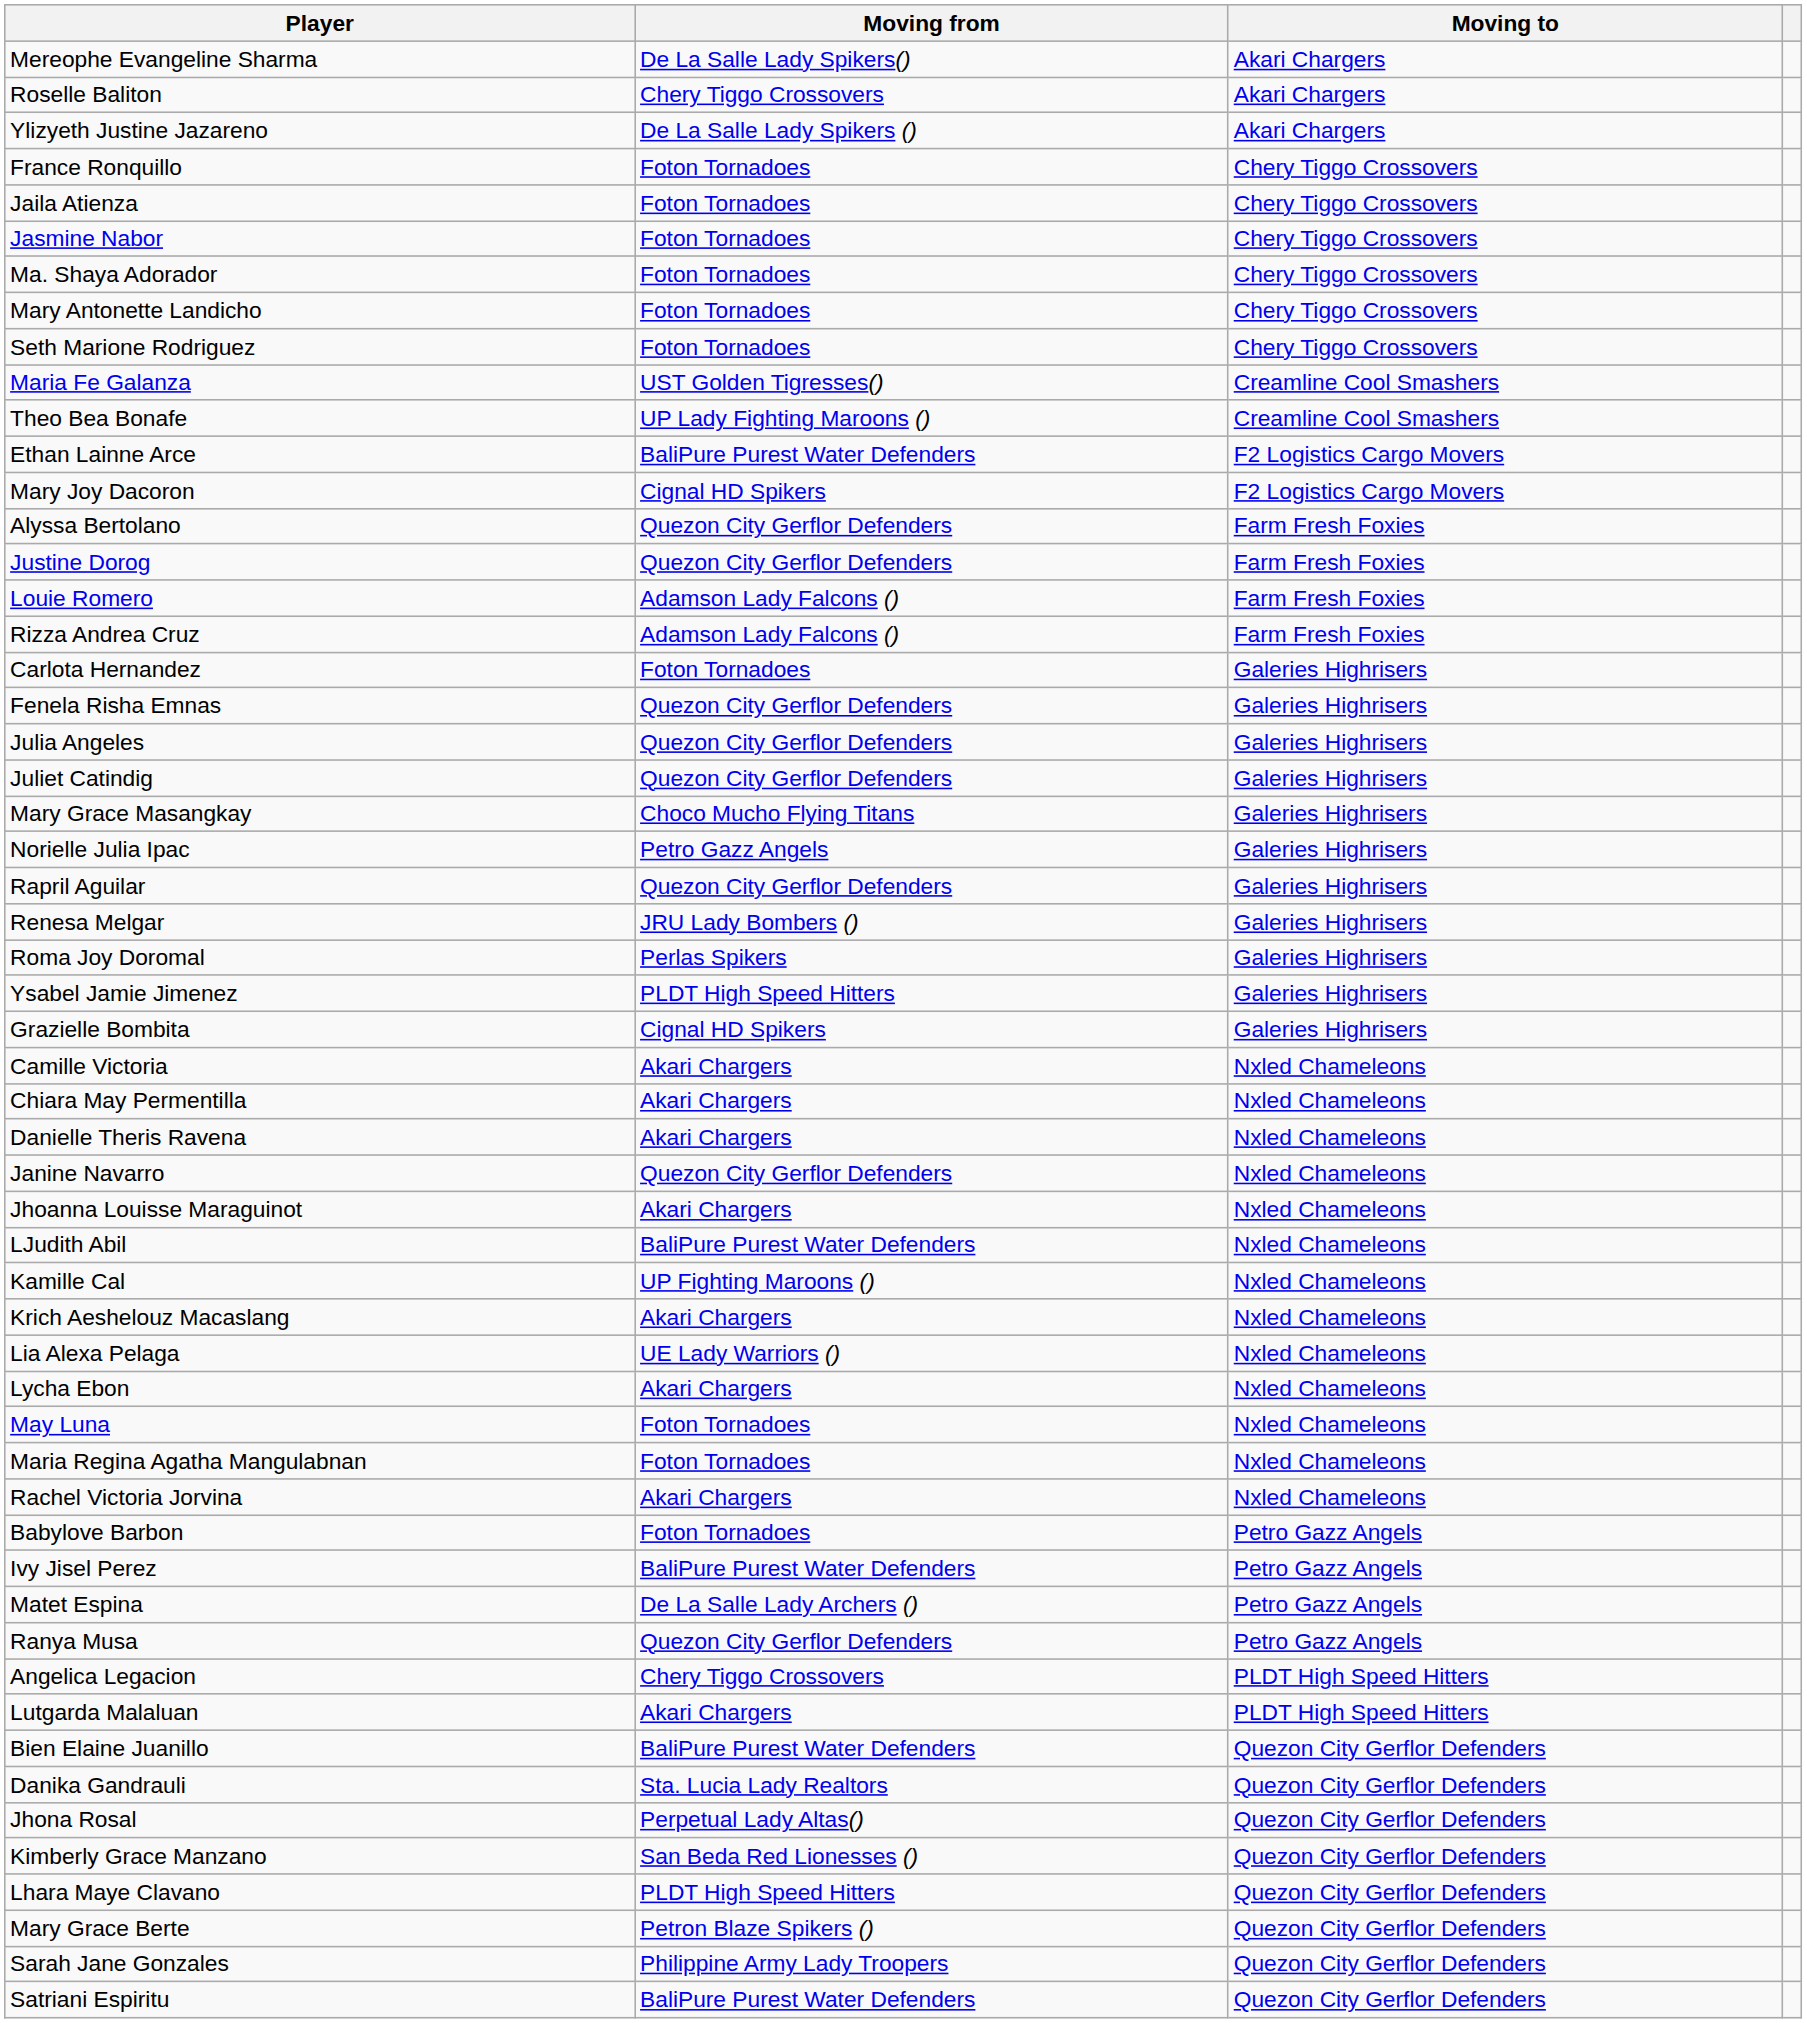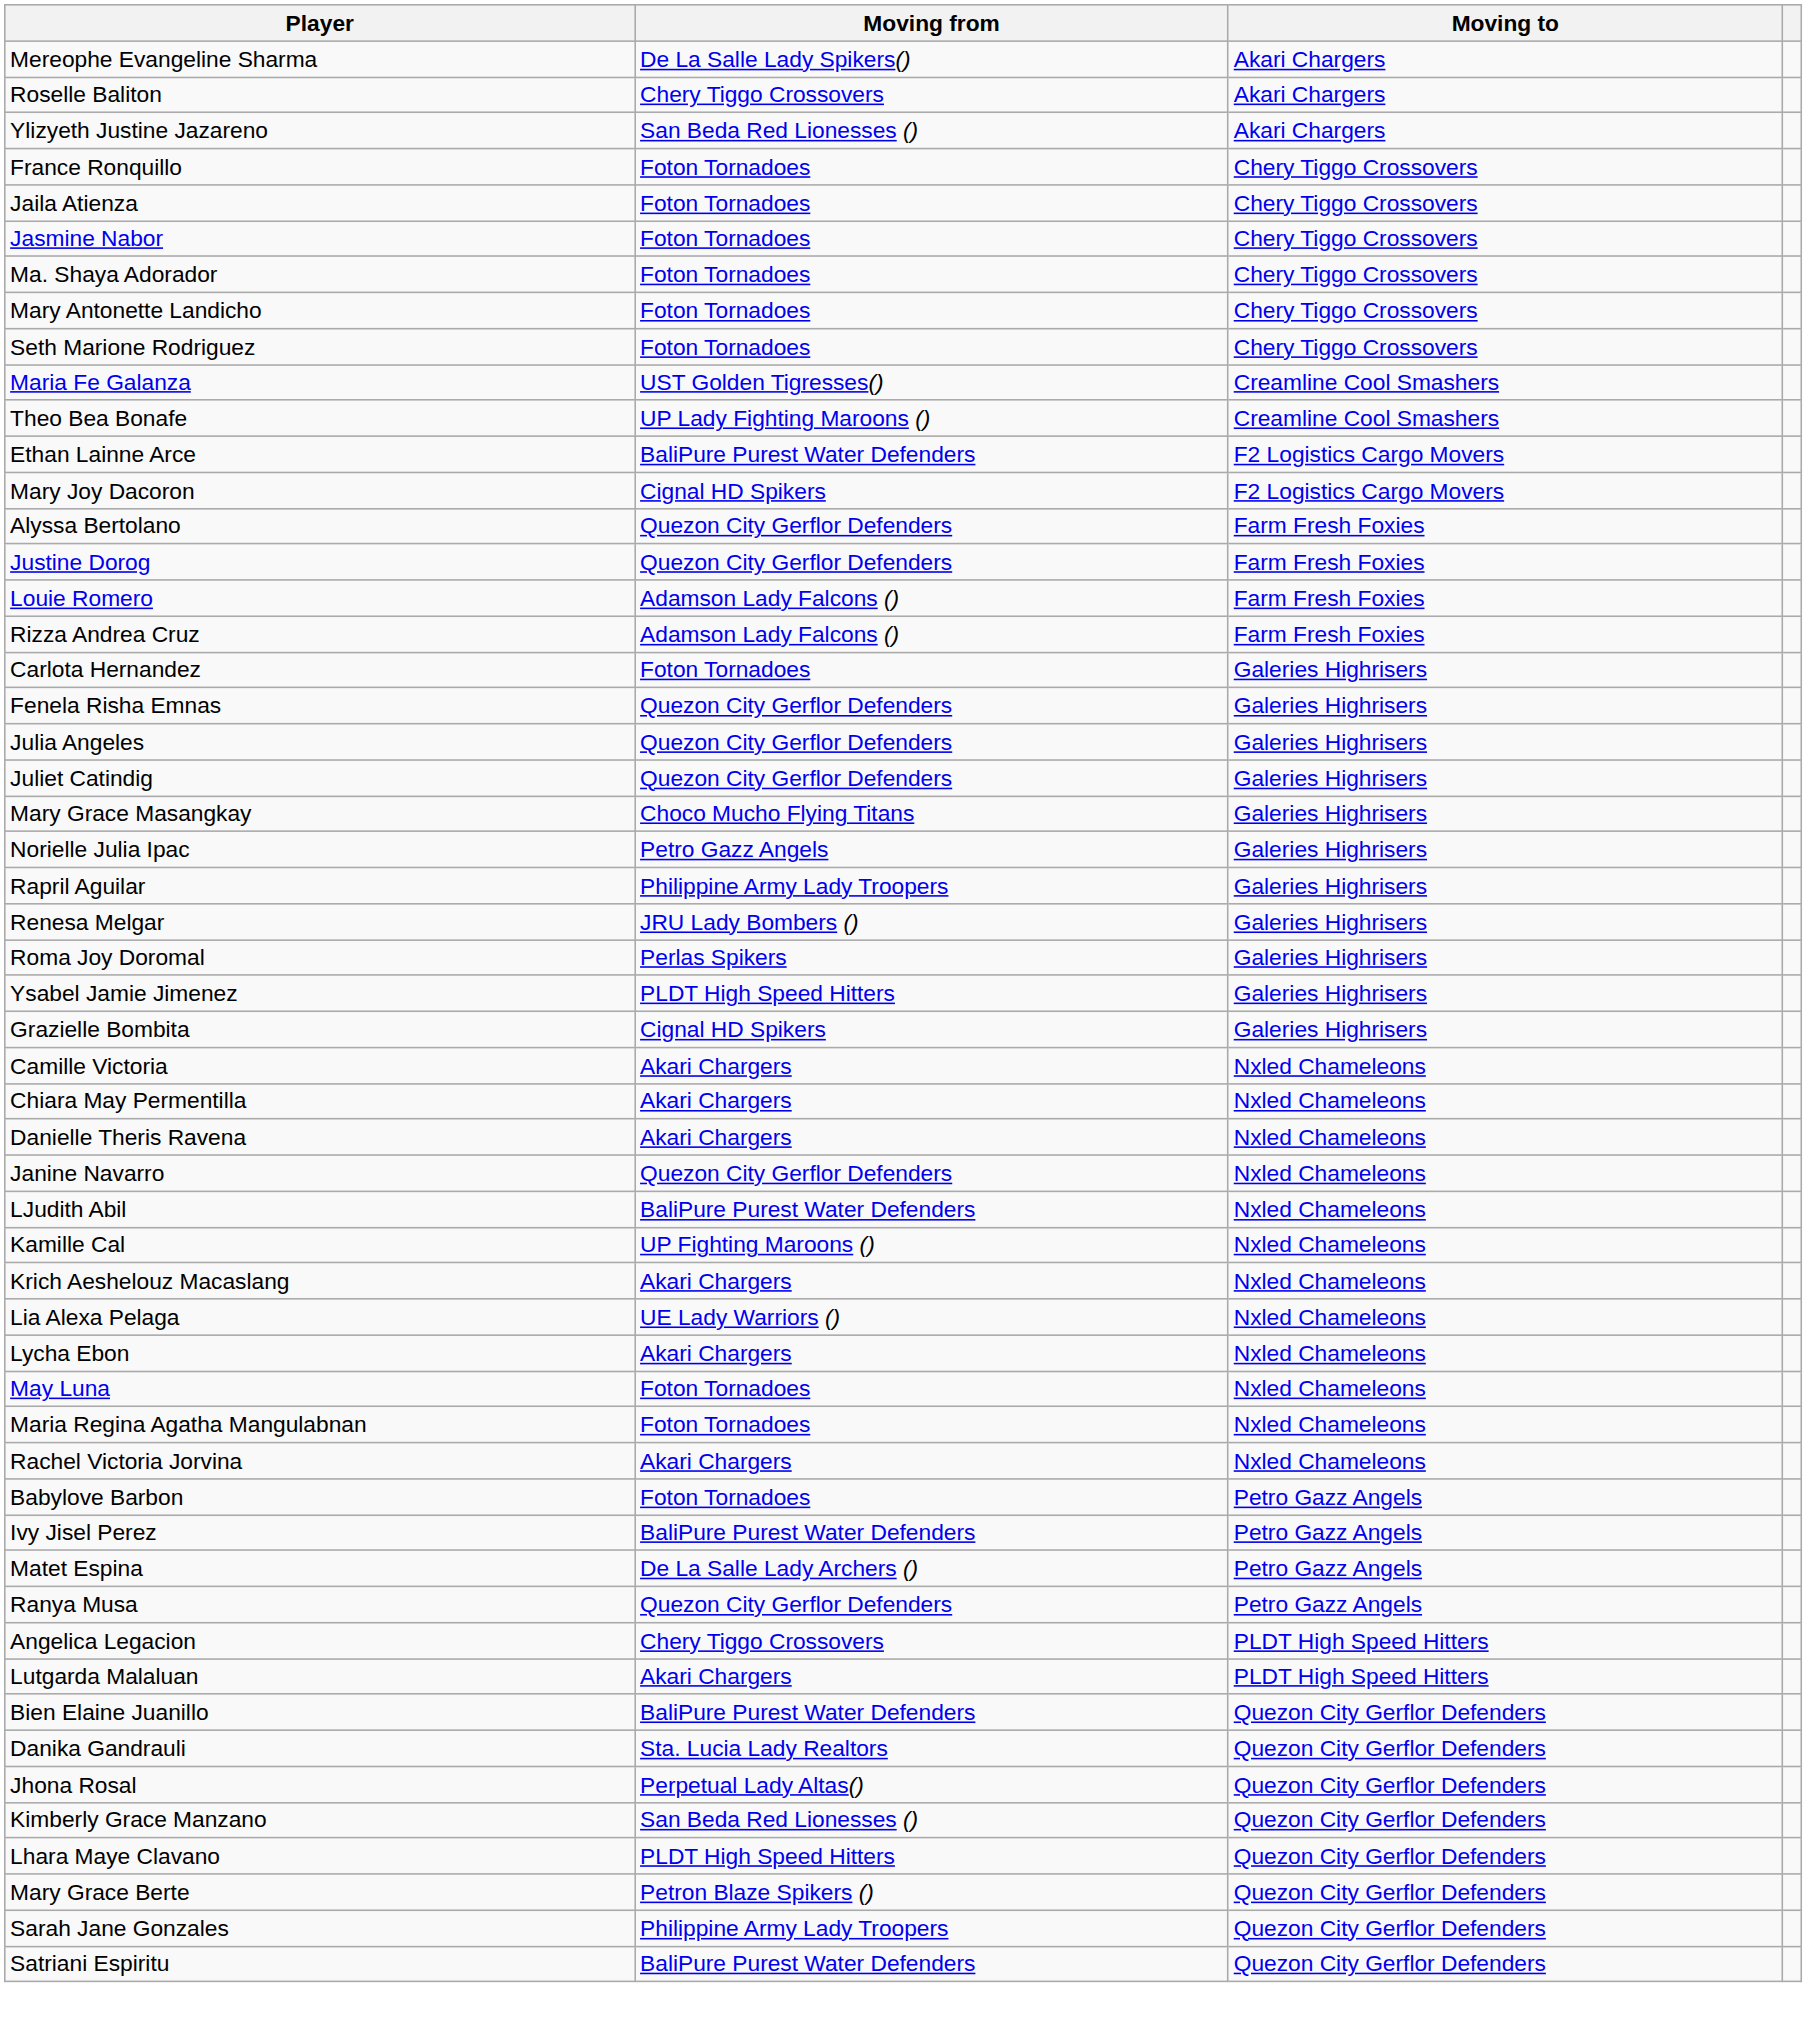(778, 131) De La Salle Lady Spikers () -> (779, 131) San Beda Red Lionesses ()
(796, 886) Quezon City Gerflor Defenders -> (794, 886) Philippine Army Lady Troopers
- row: (156, 1209)
